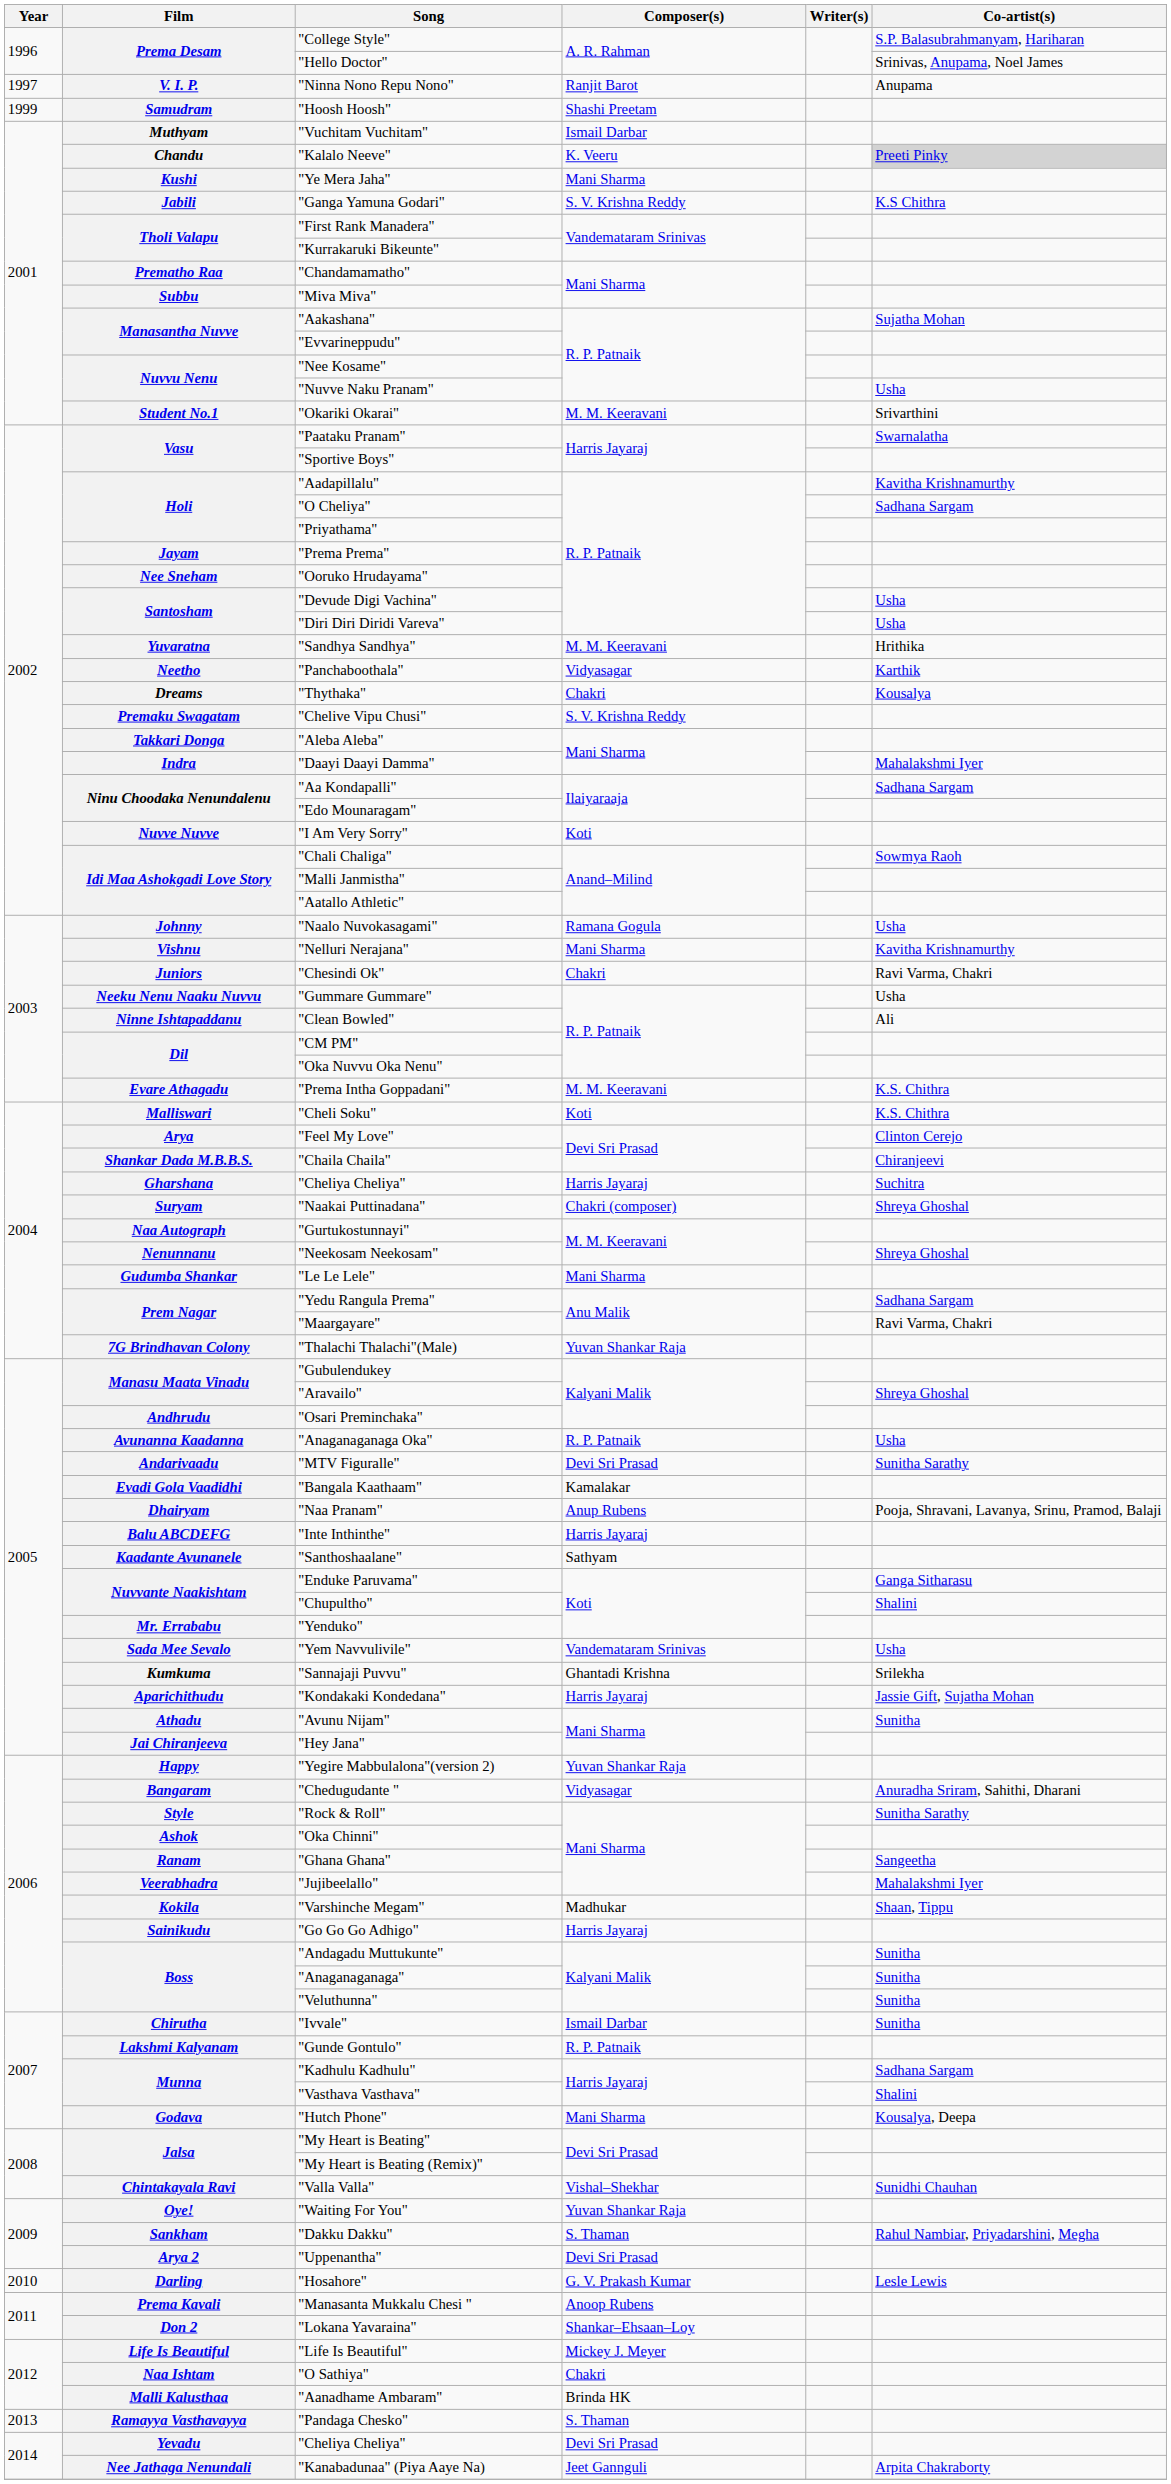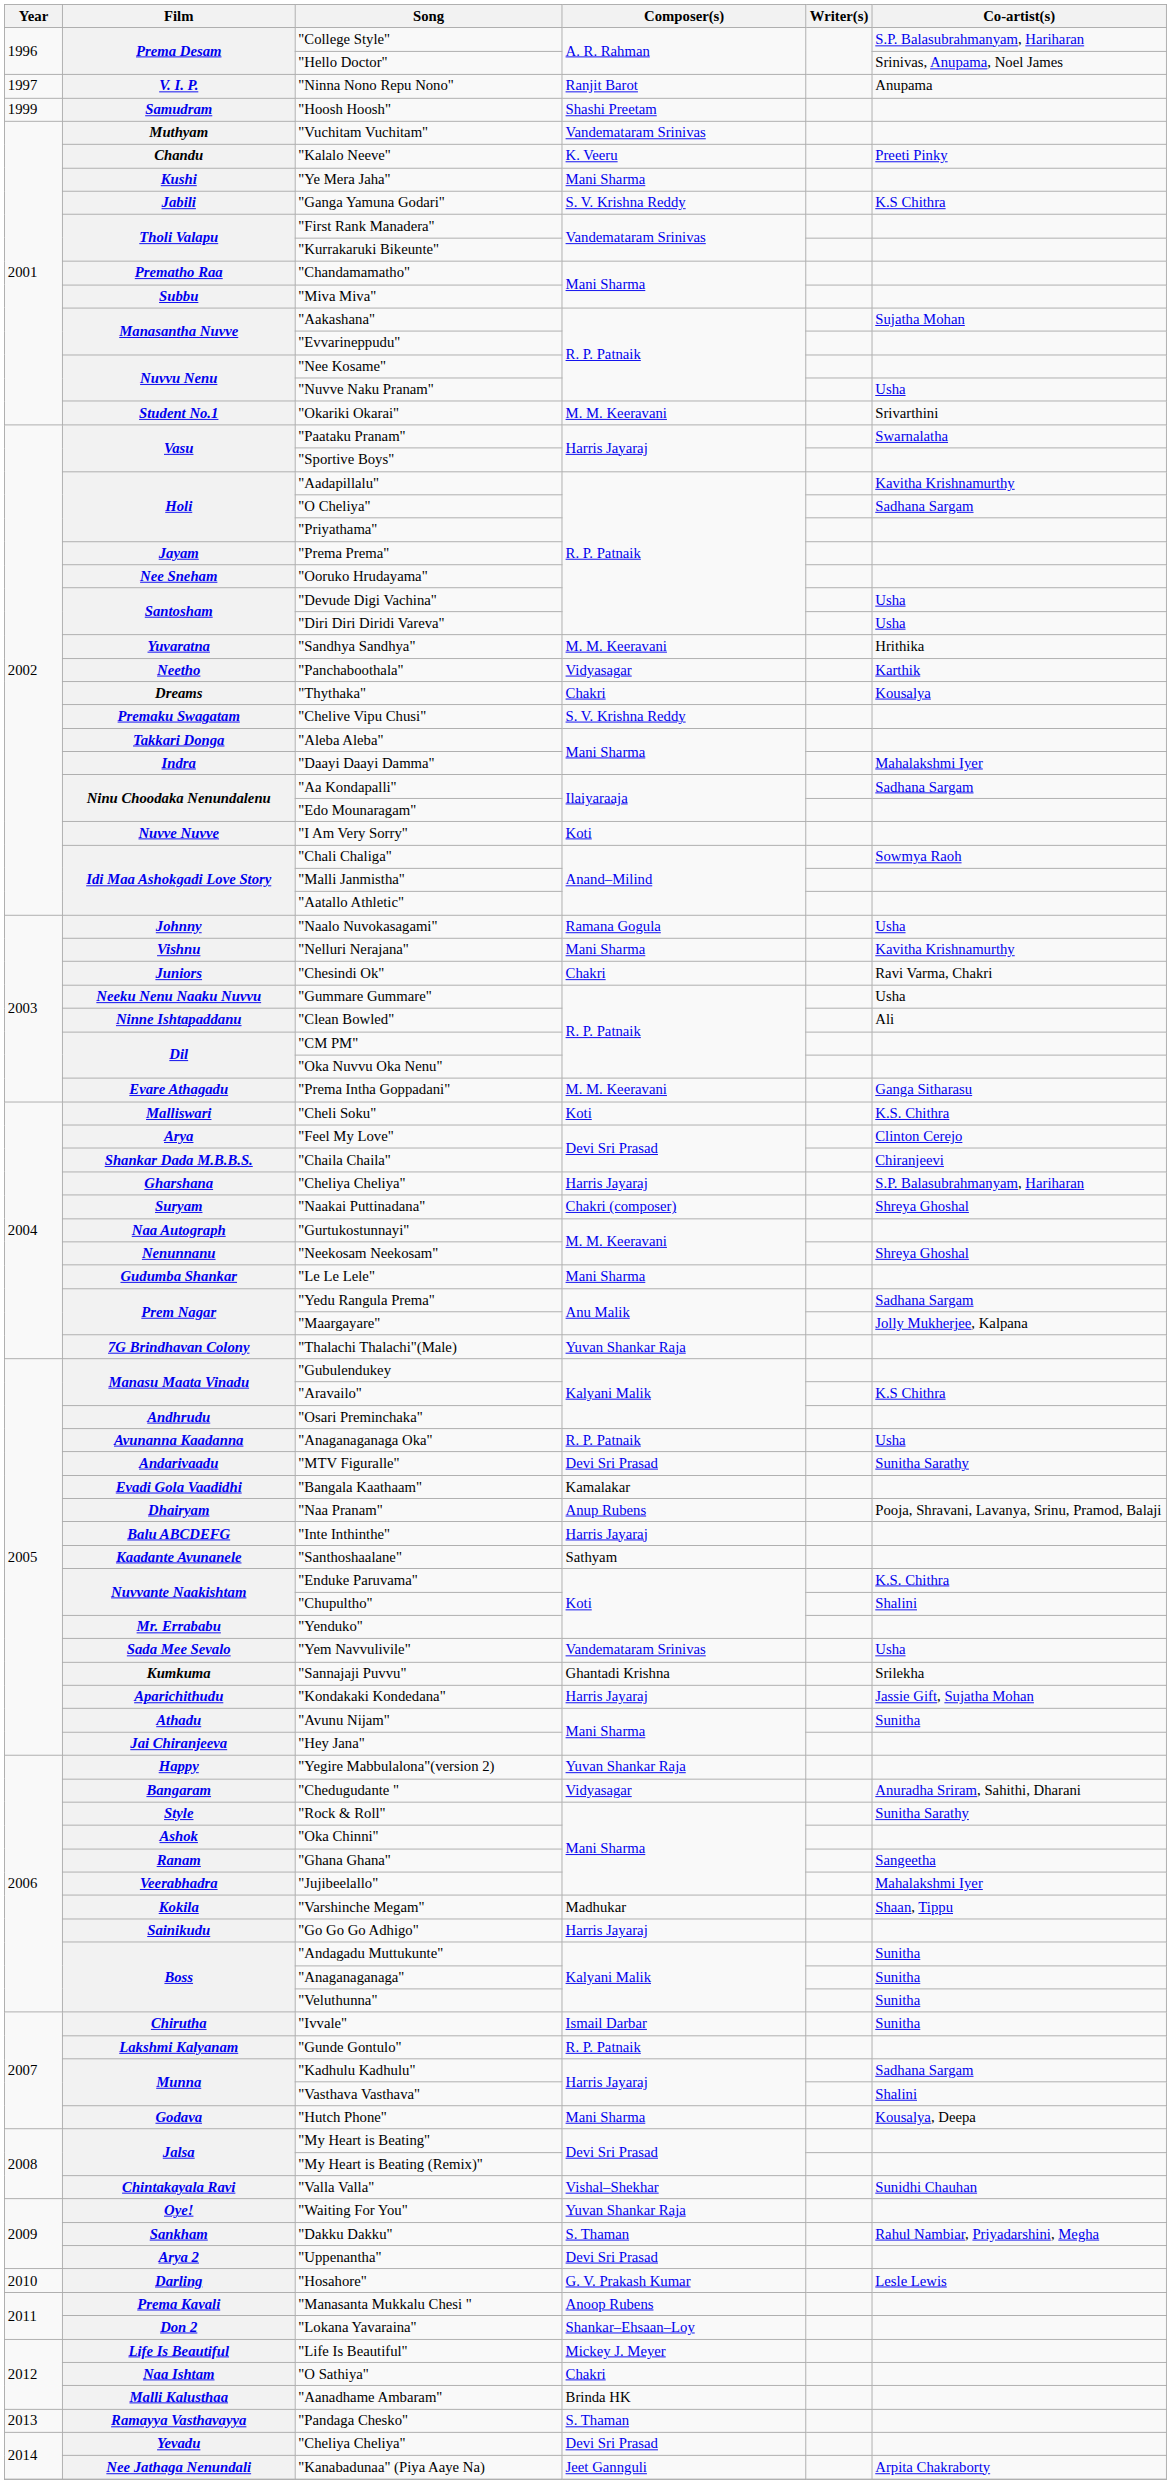(606, 132) Ismail Darbar -> (636, 132) Vandemataram Srinivas
(911, 156) lightgrey background -> (911, 156) no background
(912, 1090) K.S. Chithra -> (924, 1090) Ganga Sitharasu
(900, 1183) Suchitra -> (980, 1183) S.P. Balasubrahmanyam, Hariharan
(934, 1323) Ravi Varma, Chakri -> (952, 1323) Jolly Mukherjee, Kalpana
(922, 1393) Shreya Ghoshal -> (910, 1393) K.S Chithra
(924, 1580) Ganga Sitharasu -> (912, 1580) K.S. Chithra
